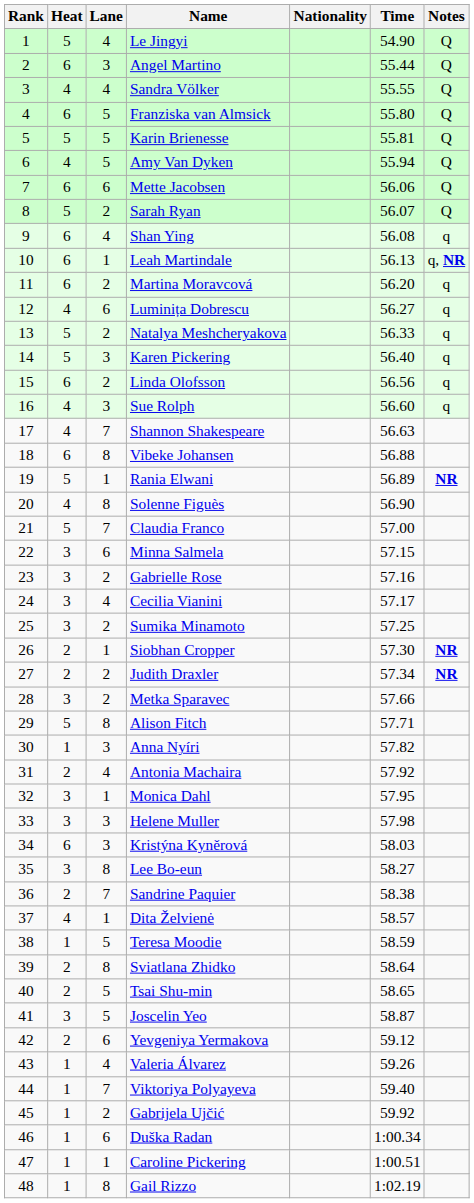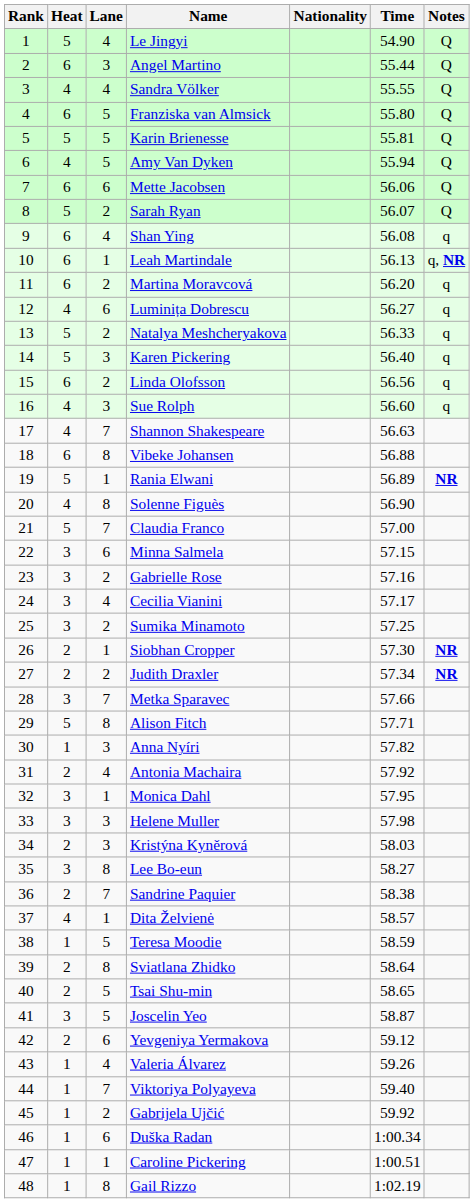(106, 698) 2 -> (106, 698) 7
(67, 844) 6 -> (67, 844) 2
